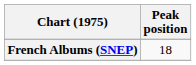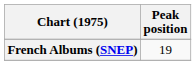(165, 49) 18 -> (165, 49) 19
